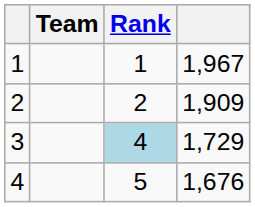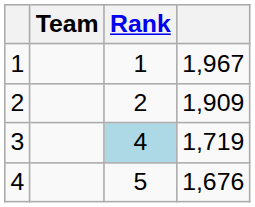(213, 142) 1,729 -> (213, 142) 1,719
